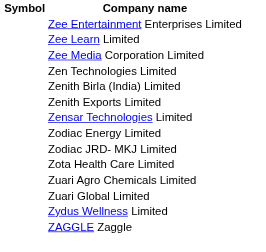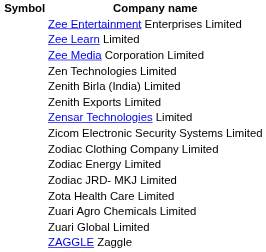+ row: (155, 133)
+ row: (133, 149)
- row: (108, 211)
